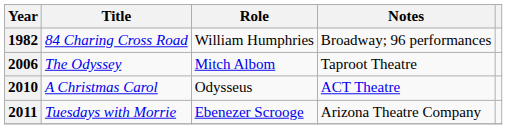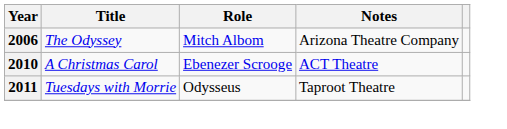- row: (23, 40)
(369, 64) Taproot Theatre -> (379, 40) Arizona Theatre Company
(223, 87) Odysseus -> (238, 64) Ebenezer Scrooge
(249, 111) Ebenezer Scrooge -> (212, 87) Odysseus
(401, 111) Arizona Theatre Company -> (347, 87) Taproot Theatre
